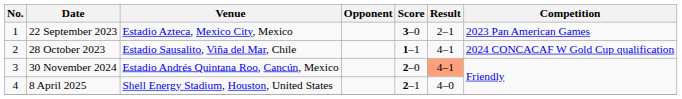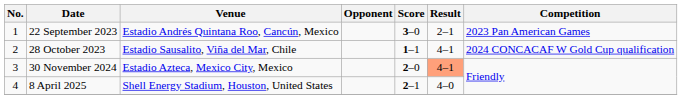(208, 31) Estadio Azteca, Mexico City, Mexico -> (231, 31) Estadio Andrés Quintana Roo, Cancún, Mexico
(231, 67) Estadio Andrés Quintana Roo, Cancún, Mexico -> (208, 67) Estadio Azteca, Mexico City, Mexico
